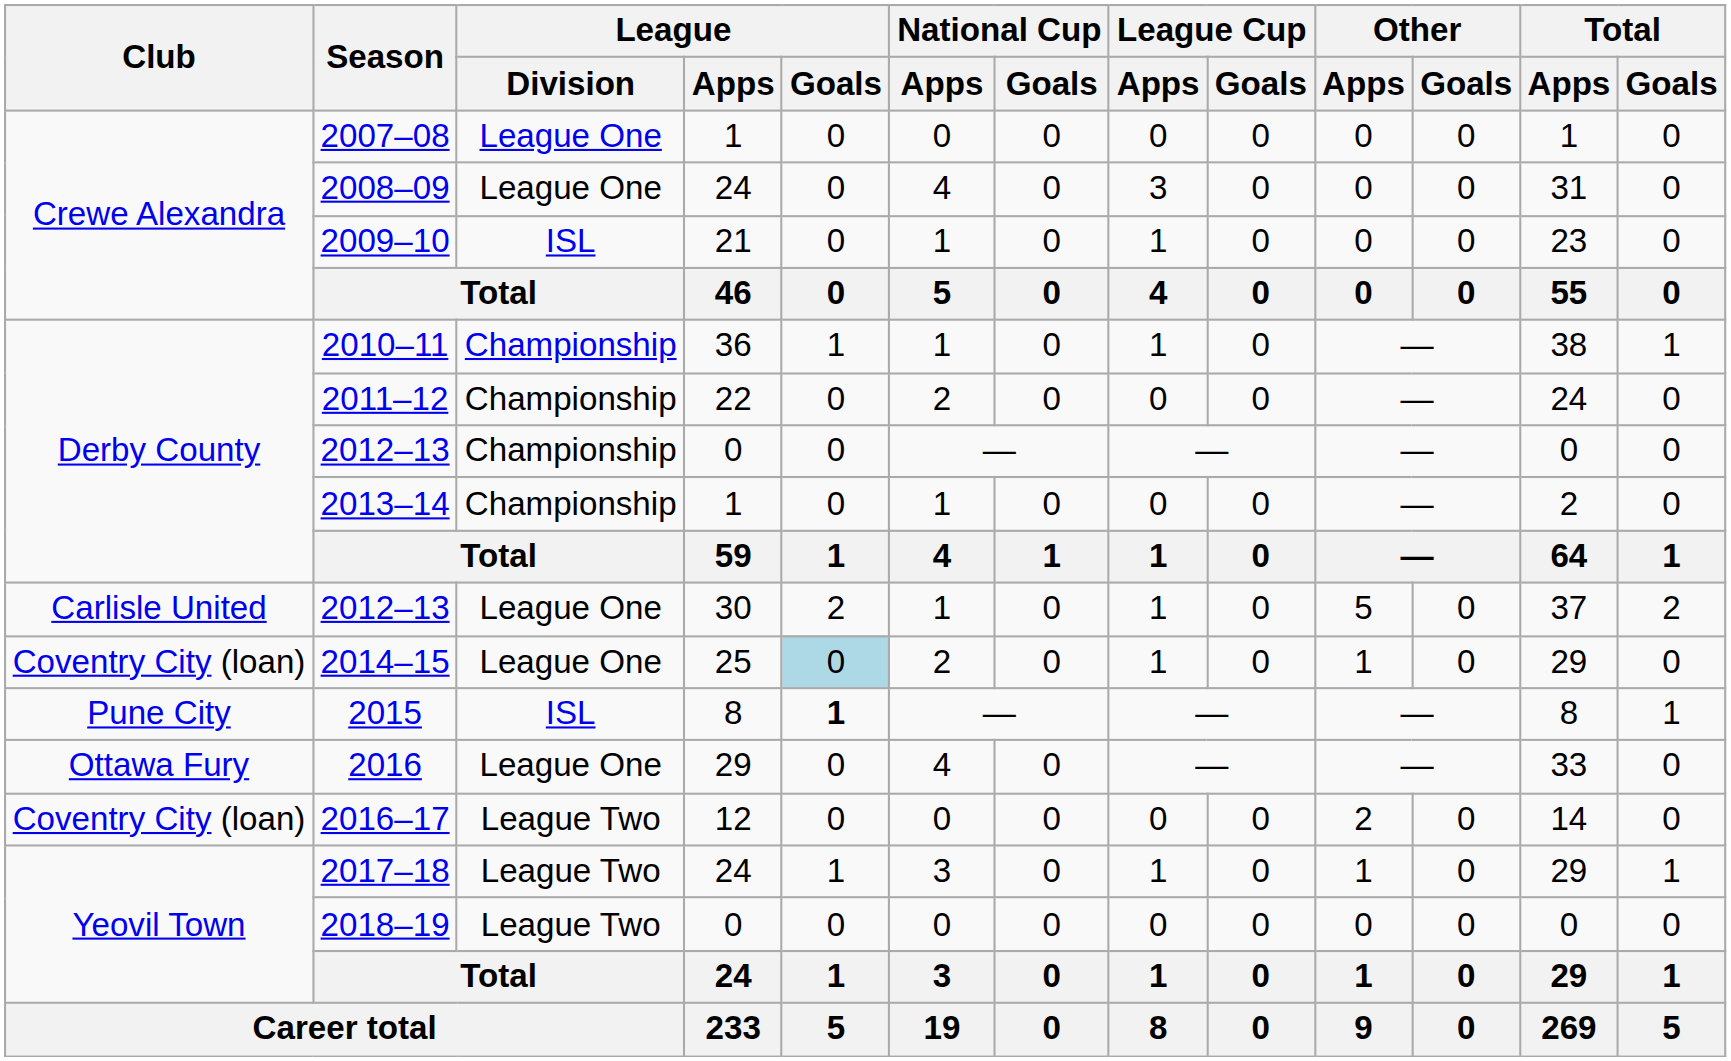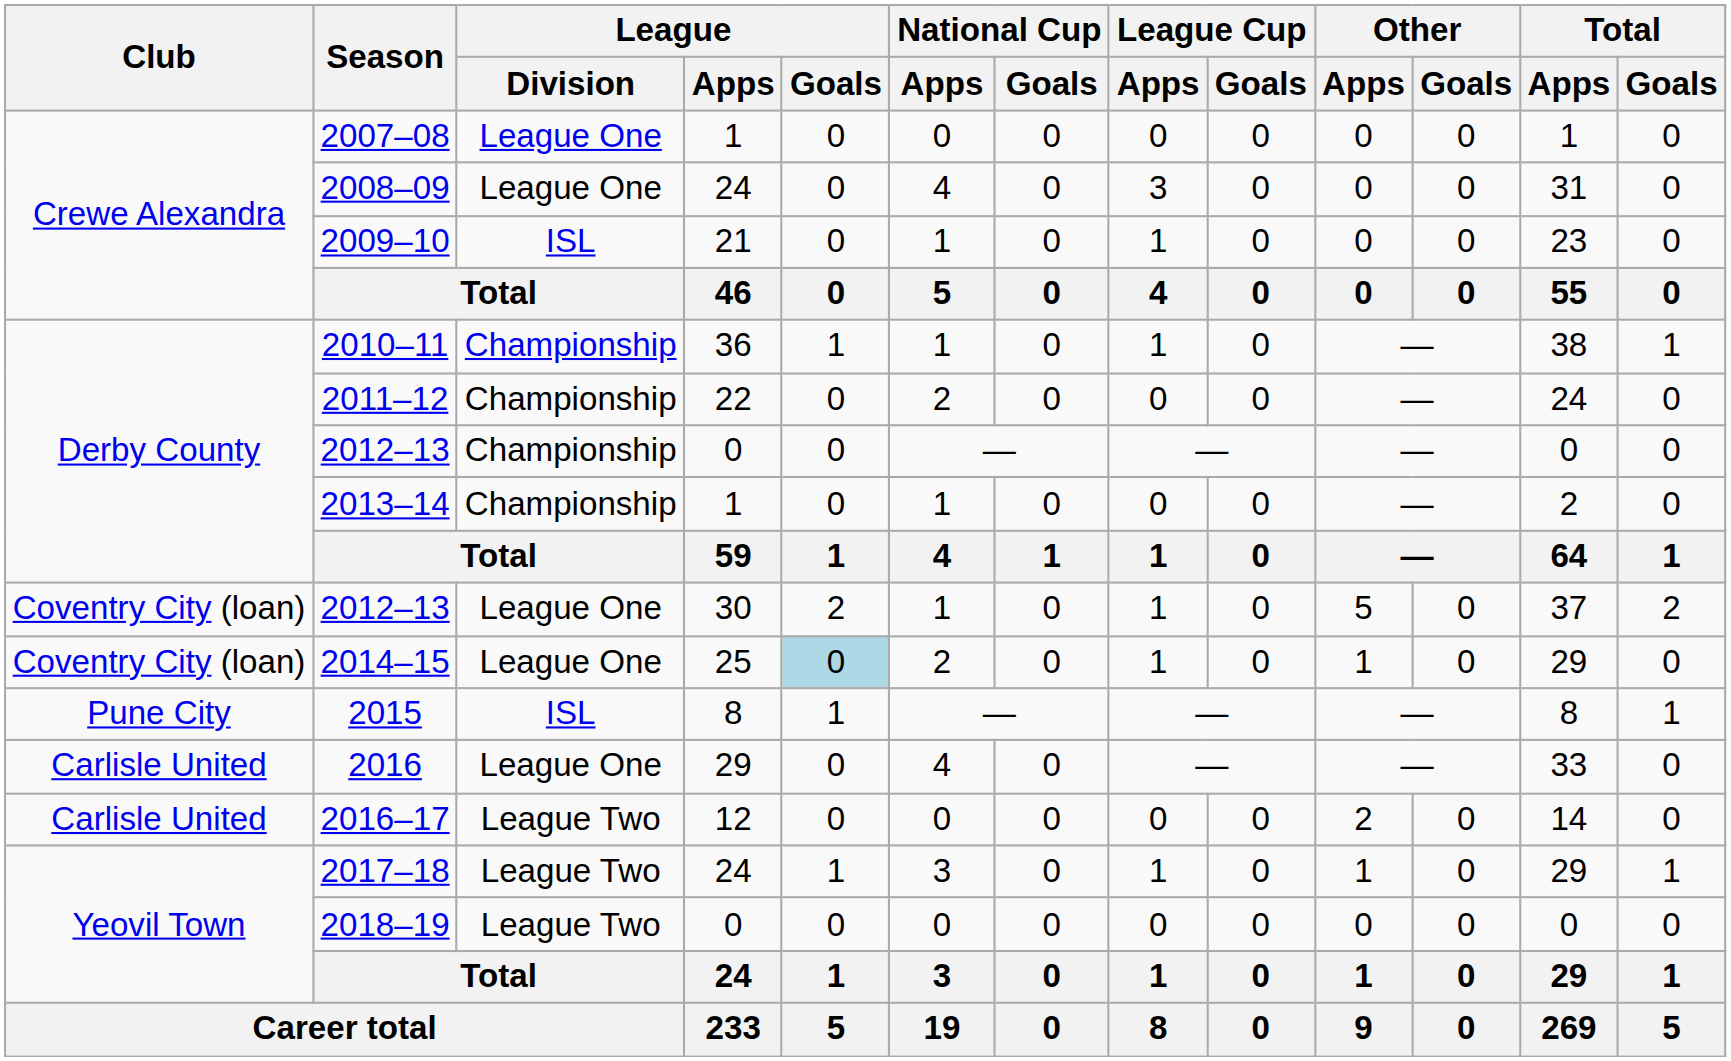(159, 608) Carlisle United -> (159, 608) Coventry City (loan)
(836, 713) bold -> (836, 713) normal
(159, 766) Ottawa Fury -> (159, 766) Carlisle United
(159, 818) Coventry City (loan) -> (159, 818) Carlisle United
